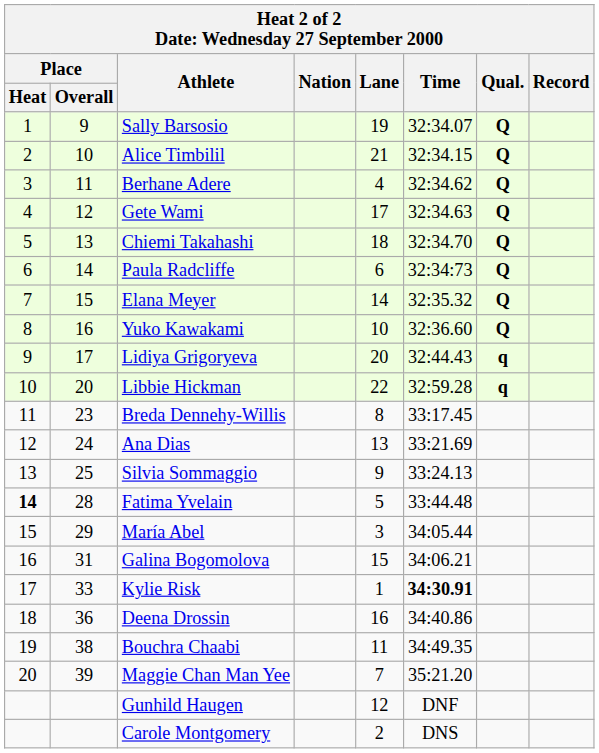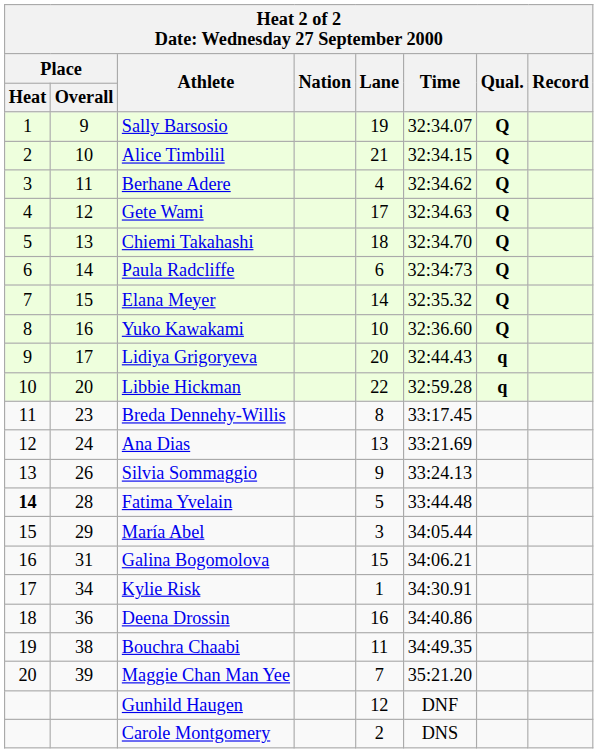(84, 473) 25 -> (84, 473) 26
(84, 589) 33 -> (84, 589) 34
(440, 589) bold -> (440, 589) normal
